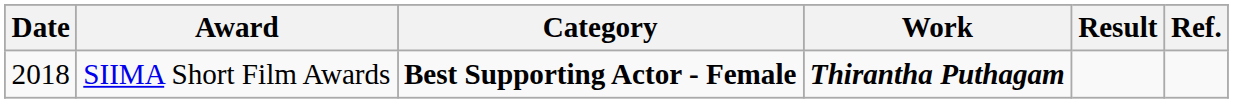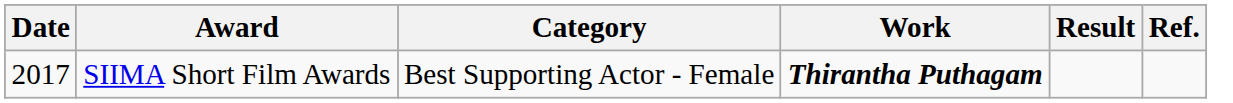(41, 73) 2018 -> (41, 73) 2017
(600, 73) bold -> (589, 73) normal
